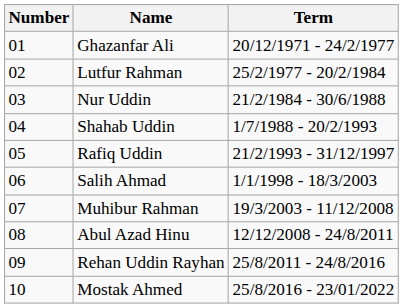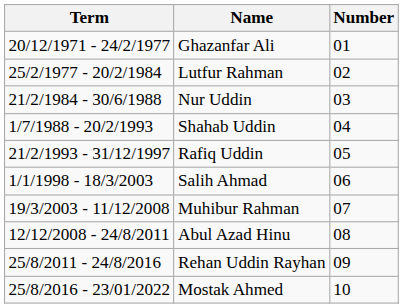columns swapped: (39, 18) <-> (313, 18)
